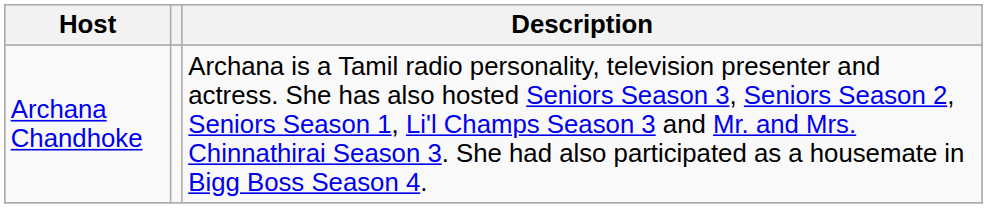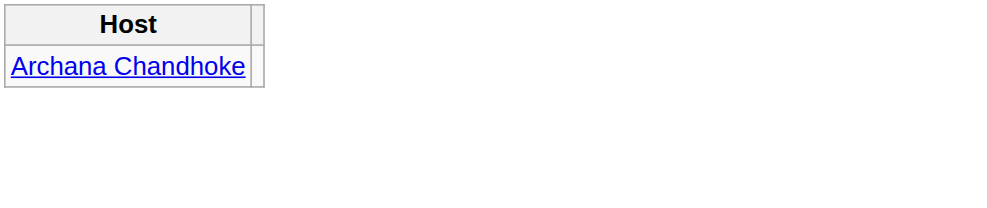- column: (582, 24)
